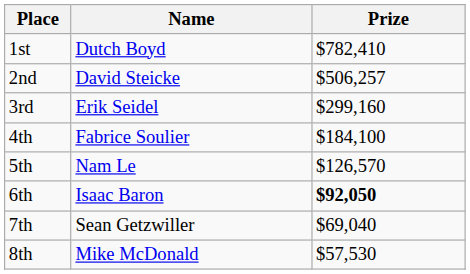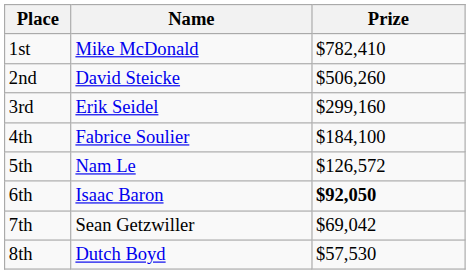(121, 48) Dutch Boyd -> (137, 48) Mike McDonald
(351, 78) $506,257 -> (351, 78) $506,260
(351, 166) $126,570 -> (351, 166) $126,572
(346, 225) $69,040 -> (346, 225) $69,042
(137, 254) Mike McDonald -> (121, 254) Dutch Boyd
